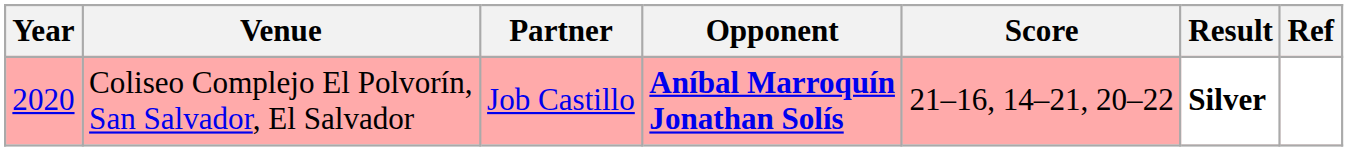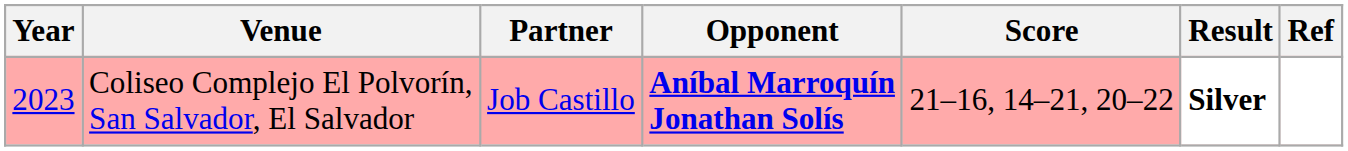(43, 100) 2020 -> (43, 100) 2023
